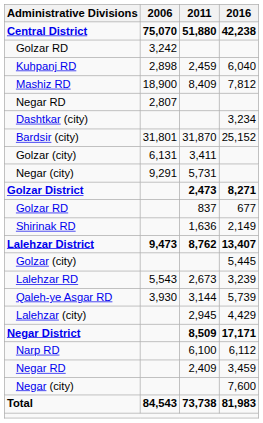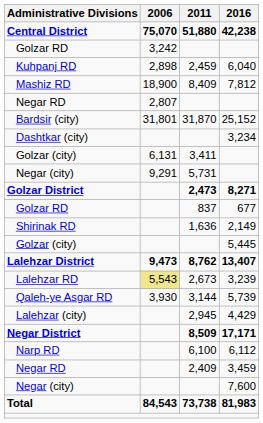rows swapped: (47, 137) <-> (52, 119)
rows swapped: (46, 262) <-> (51, 244)
(163, 279) no background -> (163, 279) khaki background
